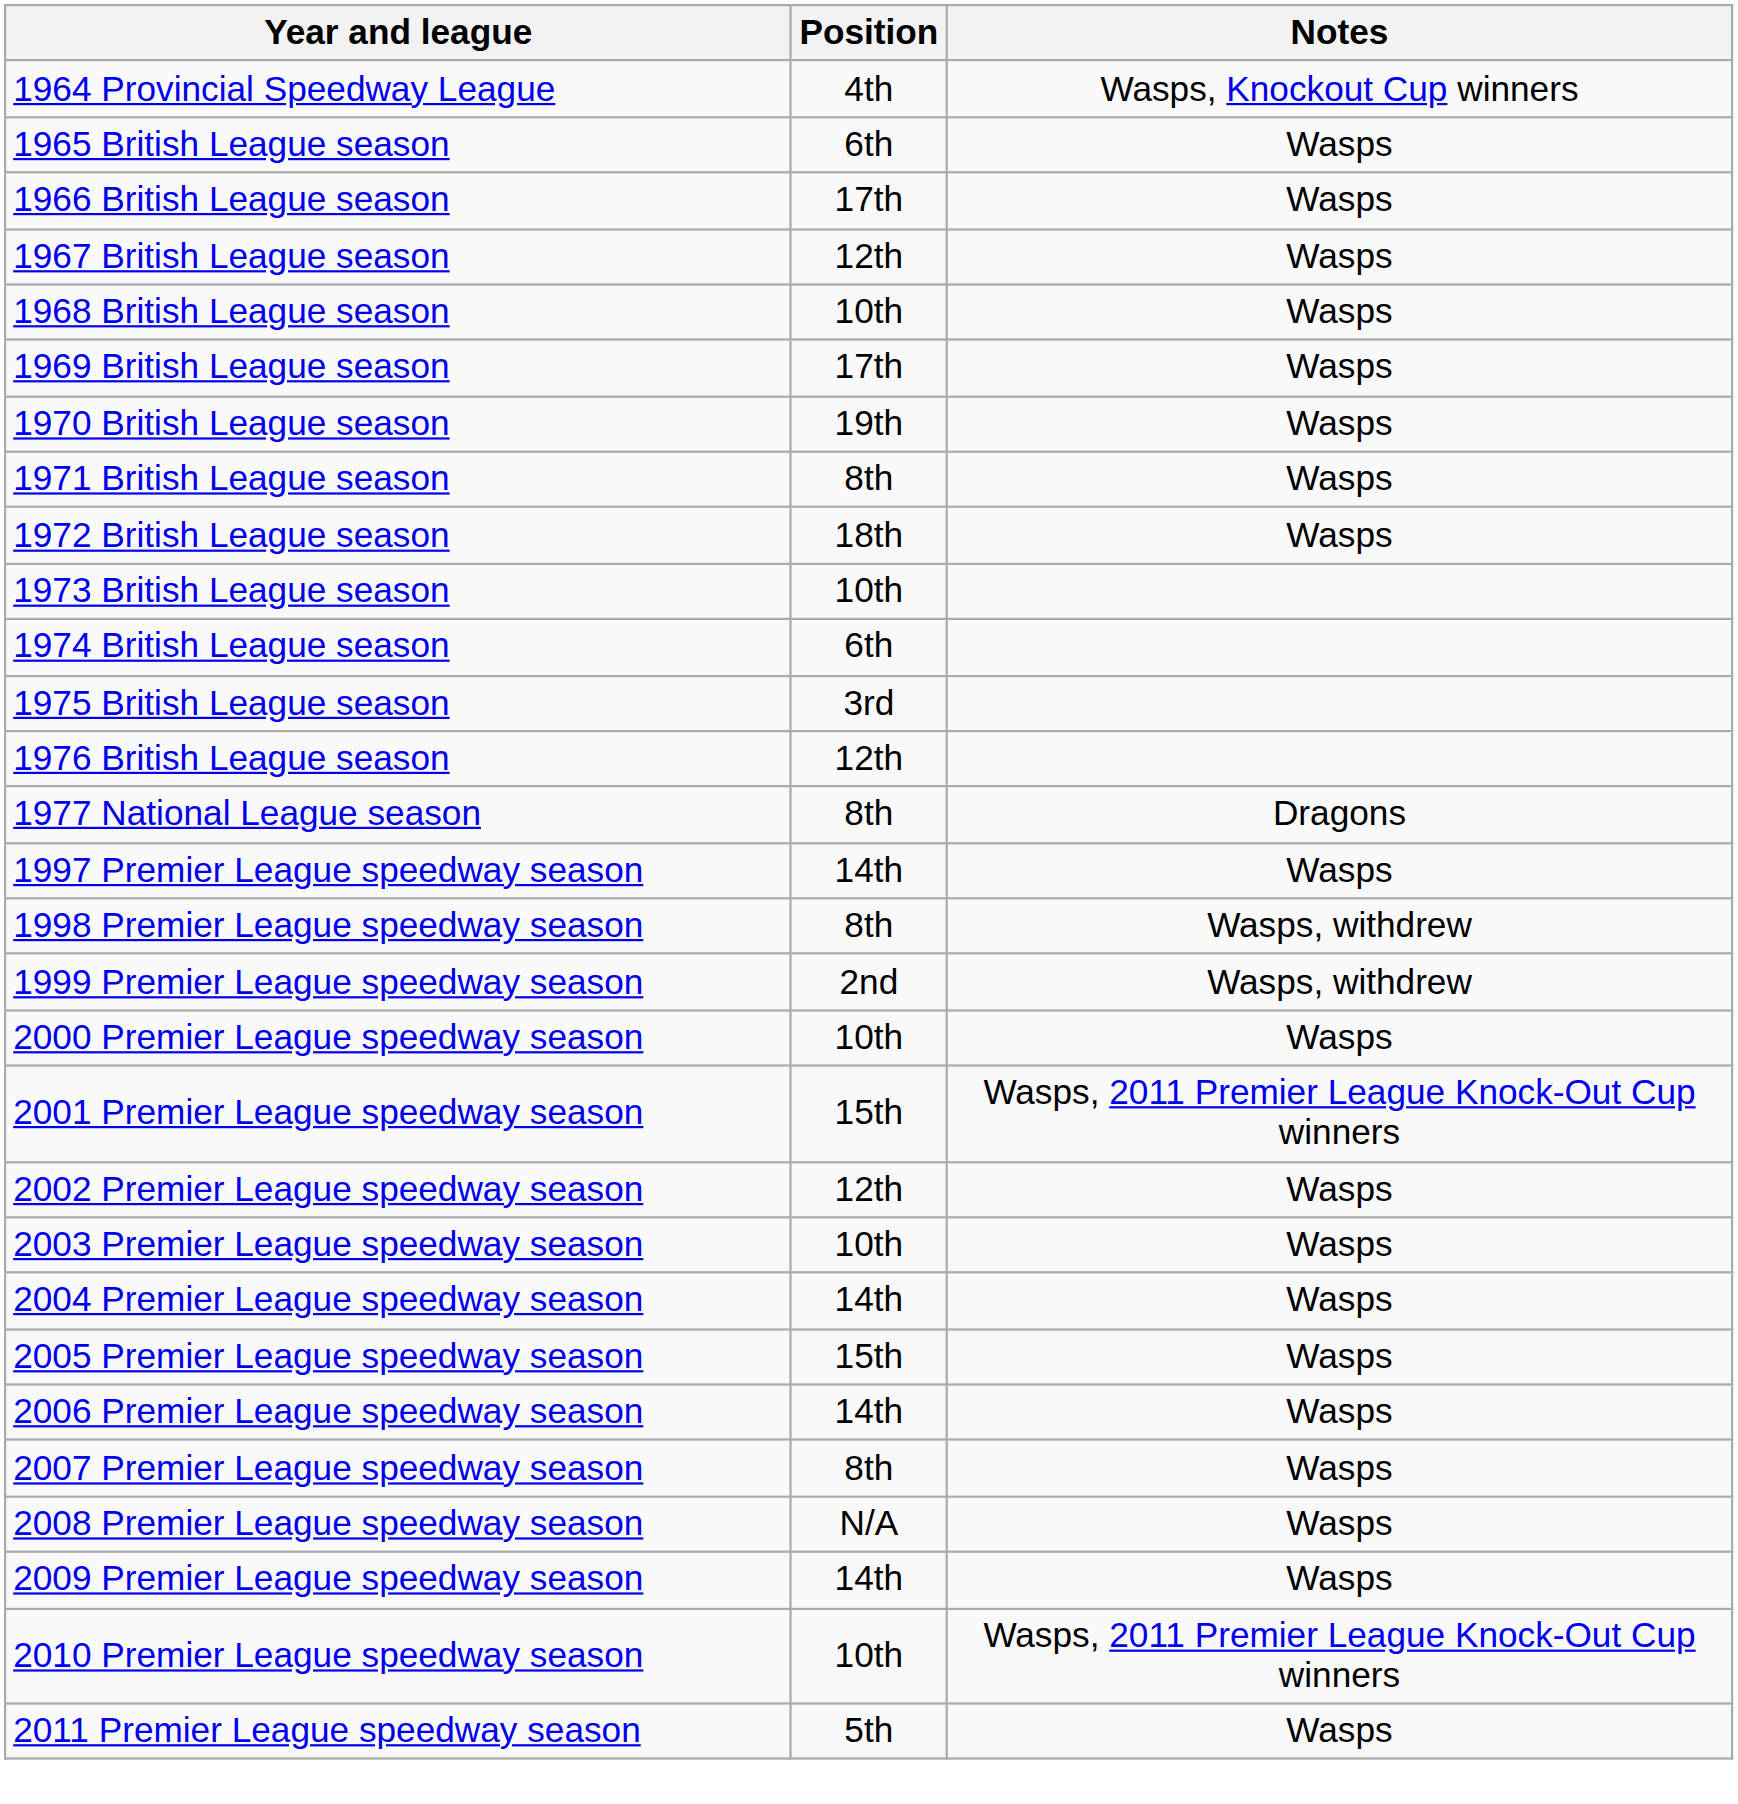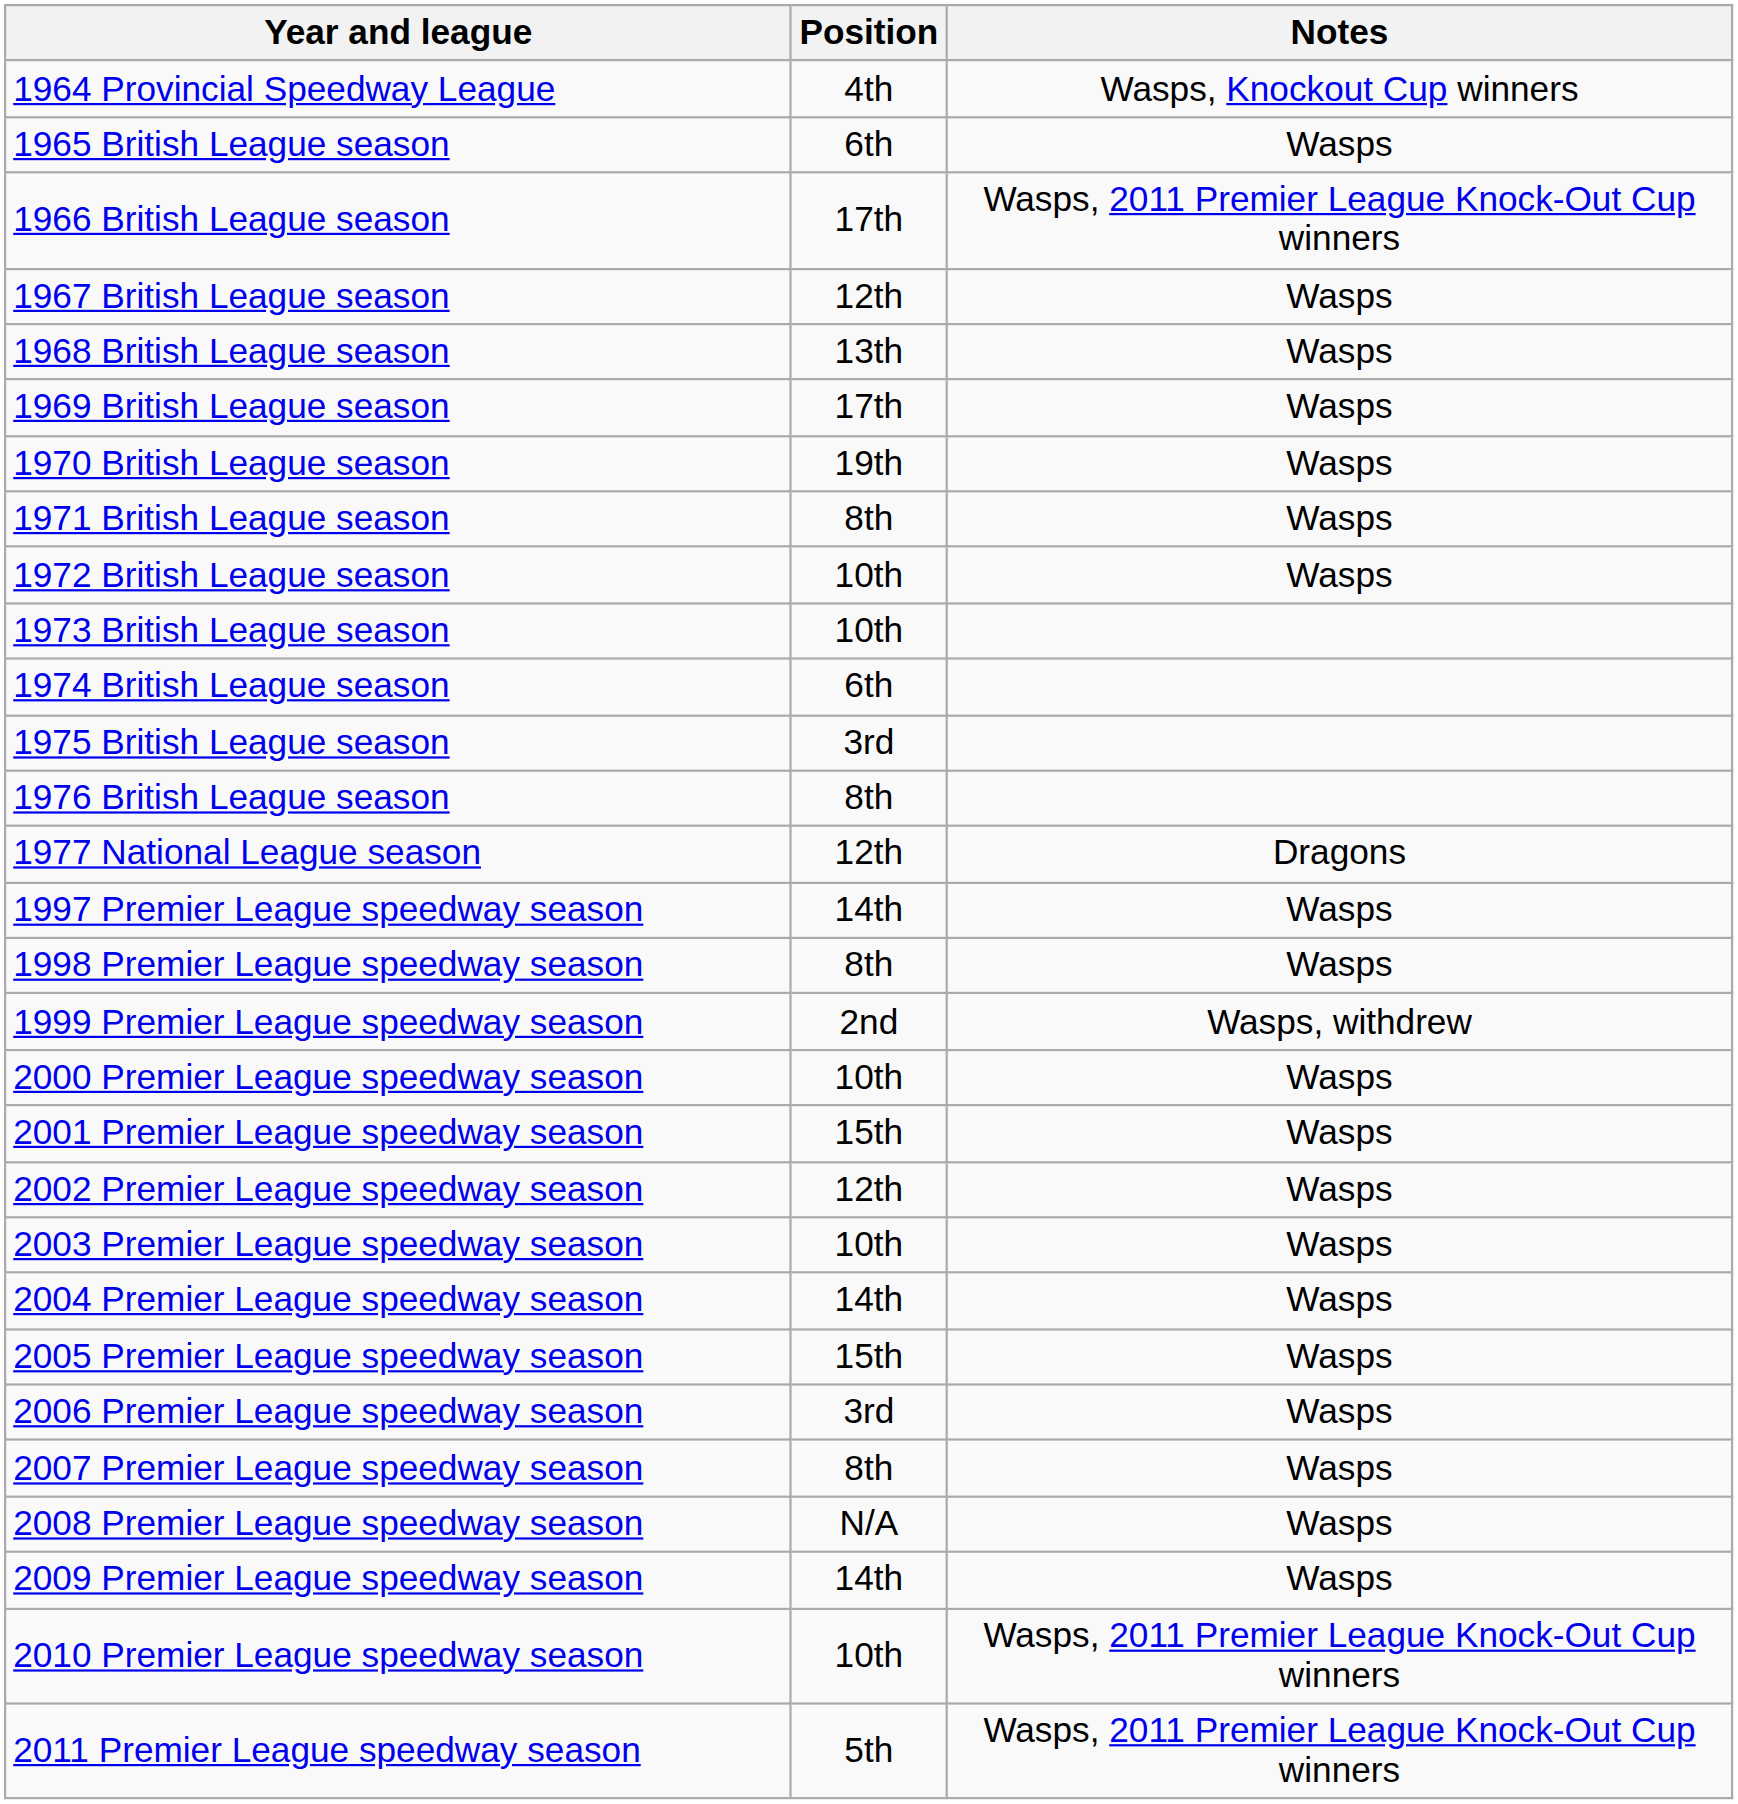(1340, 199) Wasps -> (1339, 219) Wasps, 2011 Premier League Knock-Out Cup winners
(869, 311) 10th -> (869, 351) 13th
(869, 534) 18th -> (869, 574) 10th
(869, 758) 12th -> (869, 797) 8th
(869, 813) 8th -> (869, 853) 12th
(1339, 925) Wasps, withdrew -> (1340, 965) Wasps
(1339, 1112) Wasps, 2011 Premier League Knock-Out Cup winners -> (1340, 1132) Wasps
(869, 1411) 14th -> (869, 1411) 3rd
(1340, 1730) Wasps -> (1339, 1750) Wasps, 2011 Premier League Knock-Out Cup winners
